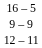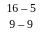- row: (21, 40)
